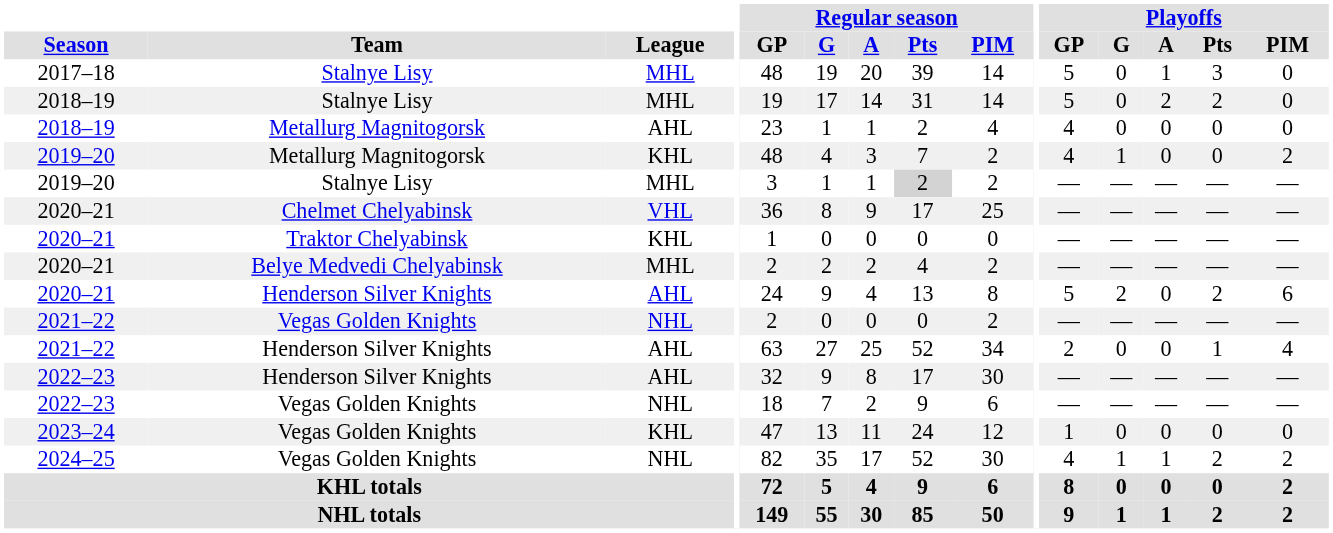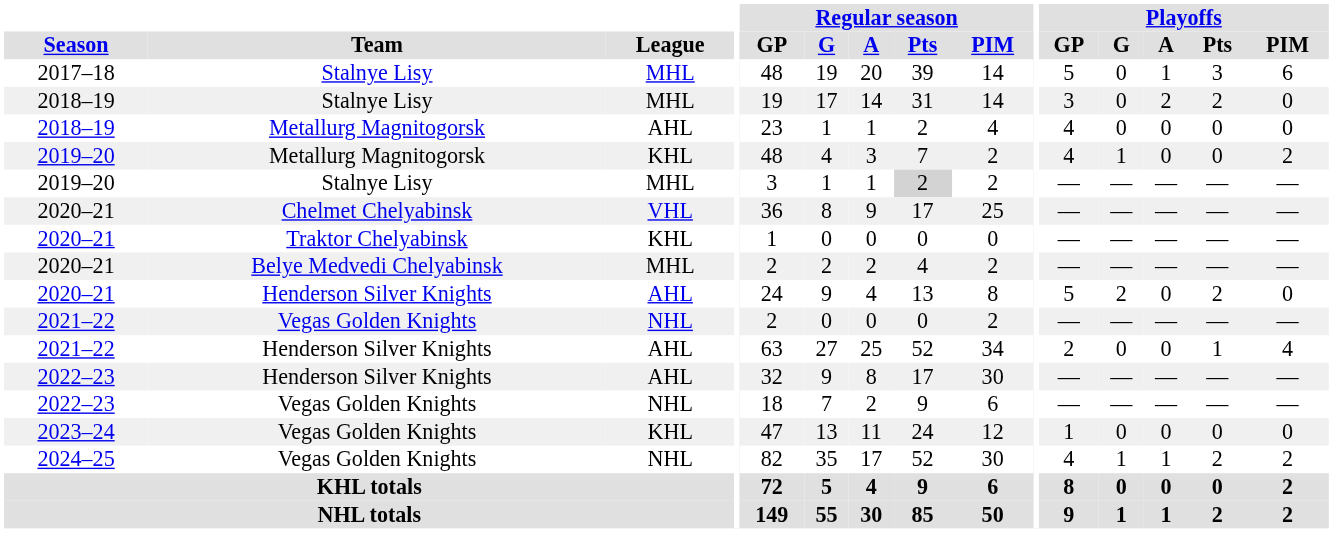(1288, 72) 0 -> (1288, 72) 6
(1069, 100) 5 -> (1069, 100) 3
(1288, 293) 6 -> (1288, 293) 0
